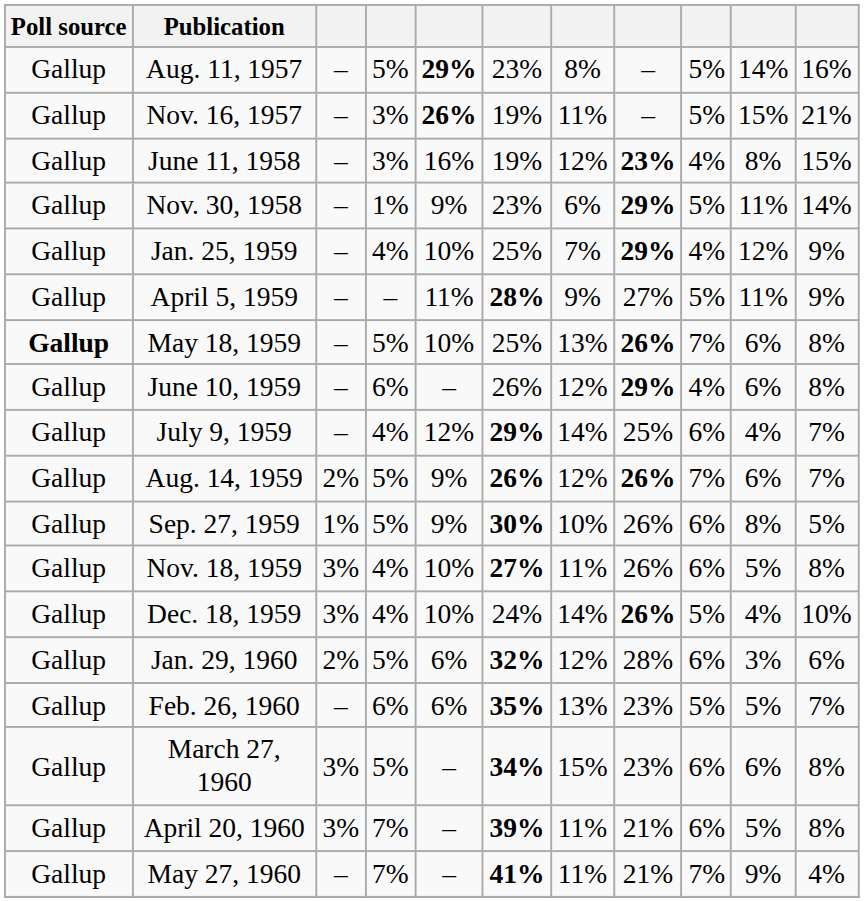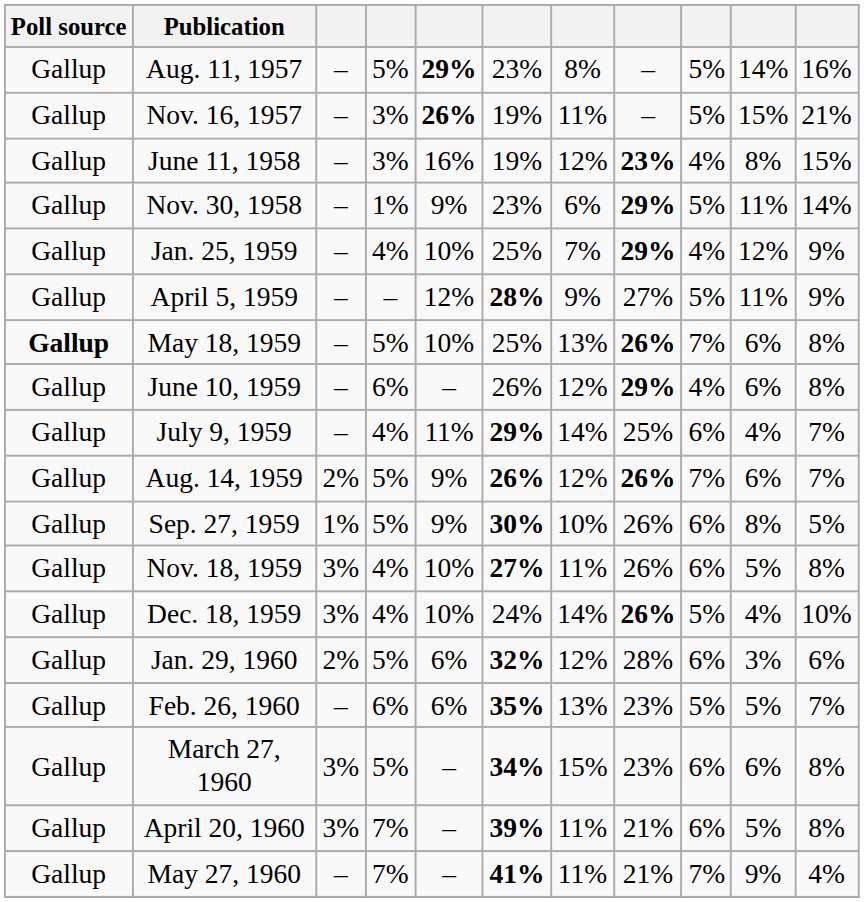(449, 296) 11% -> (449, 296) 12%
(449, 432) 12% -> (449, 432) 11%
